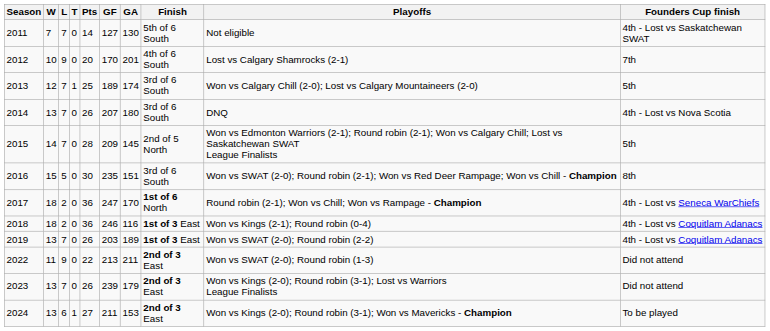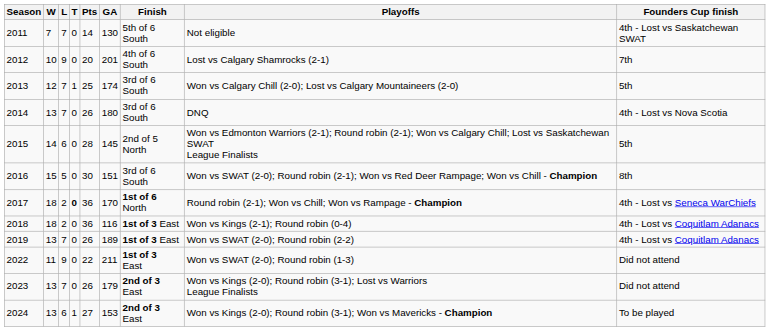- column: (110, 12)
(64, 144) 7 -> (64, 144) 6
(74, 202) normal -> (74, 202) bold
(162, 260) 2nd of 3 East -> (140, 260) 1st of 3 East
